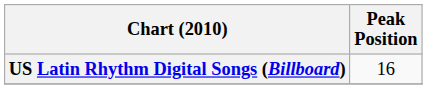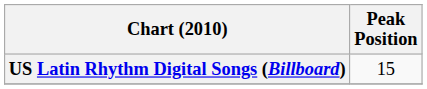(386, 68) 16 -> (386, 68) 15
